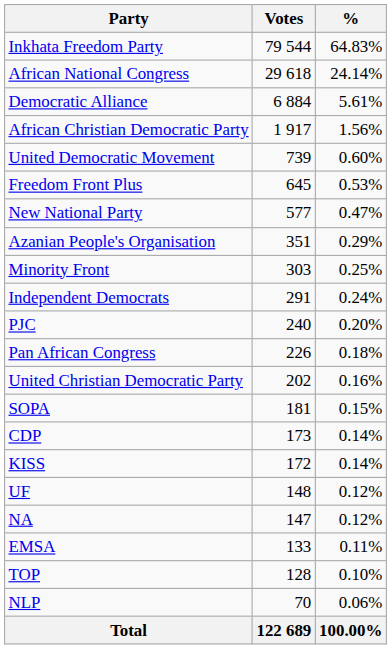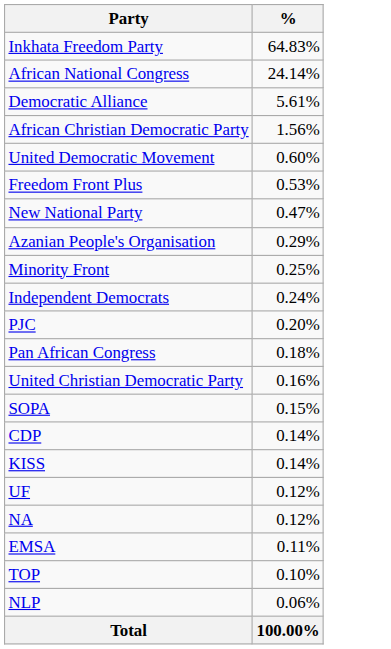- column: (284, 18)
